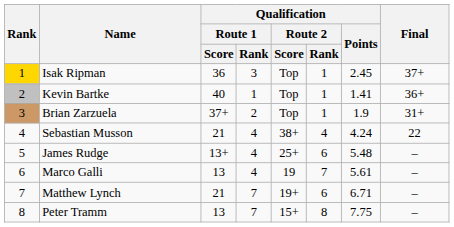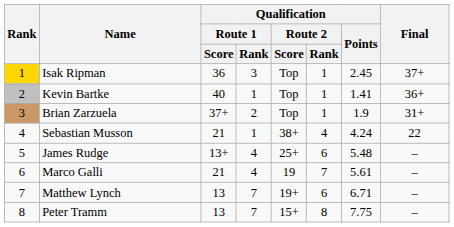(254, 133) 4 -> (254, 133) 1
(219, 172) 13 -> (219, 172) 21
(219, 192) 21 -> (219, 192) 13
